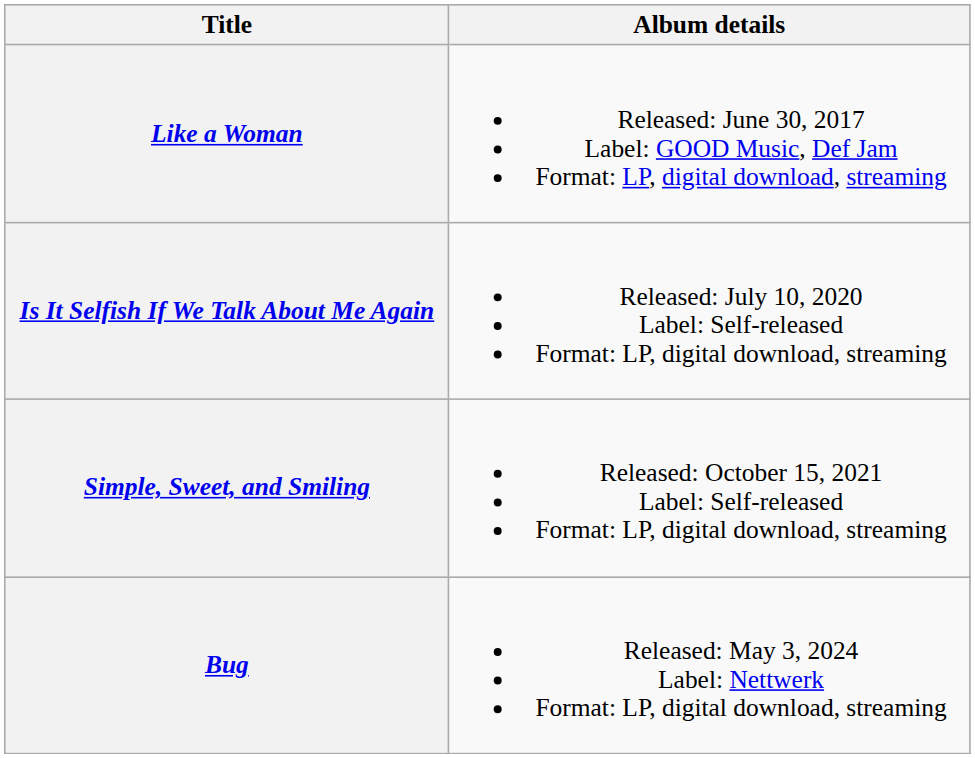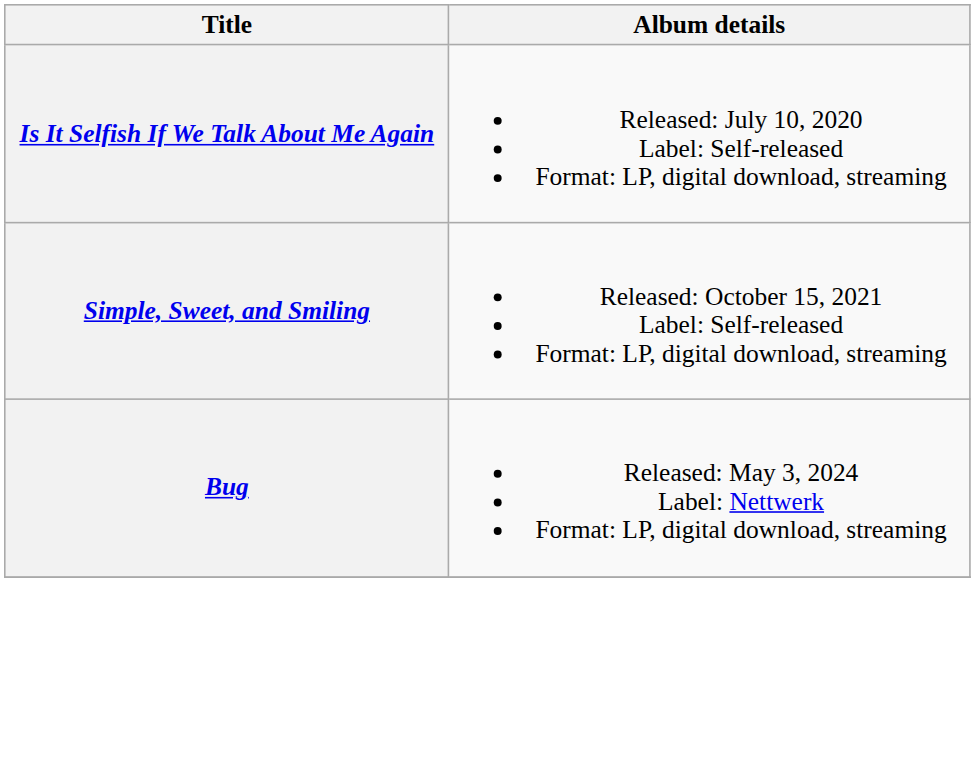- row: (227, 133)
